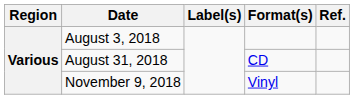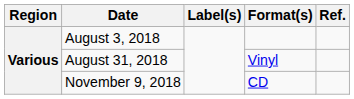(258, 60) CD -> (263, 60) Vinyl
(263, 82) Vinyl -> (258, 82) CD
